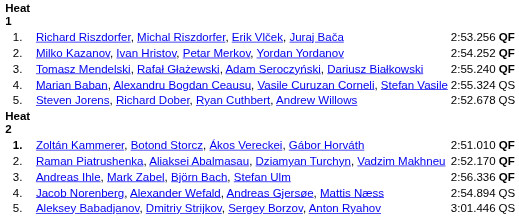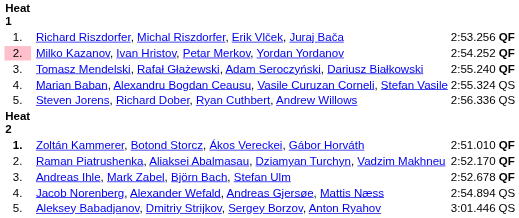(18, 53) no background -> (18, 53) pink background
(473, 100) 2:52.678 -> (473, 100) 2:56.336
(473, 177) 2:56.336 -> (473, 177) 2:52.678
